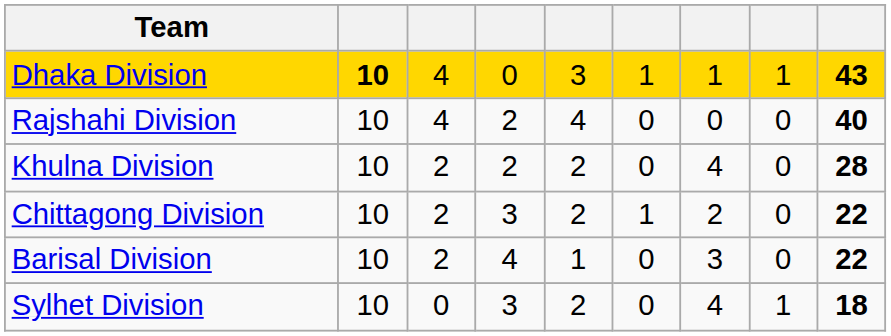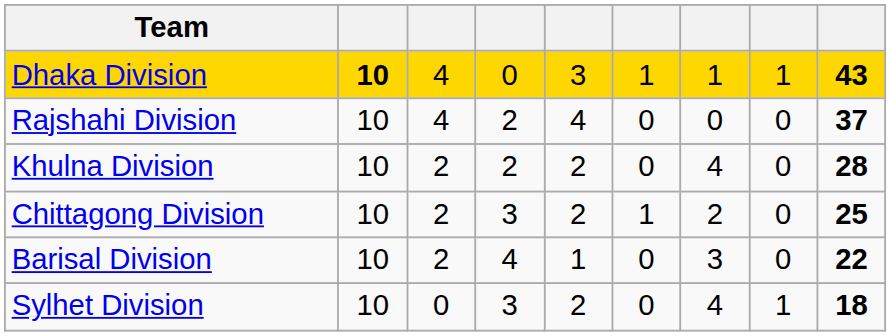(852, 120) 40 -> (852, 120) 37
(852, 213) 22 -> (852, 213) 25
